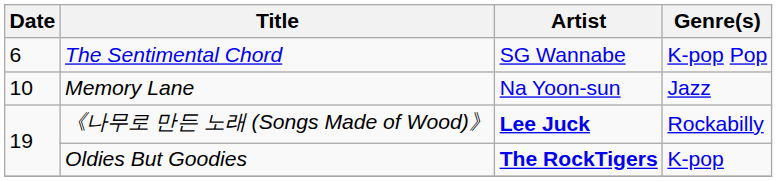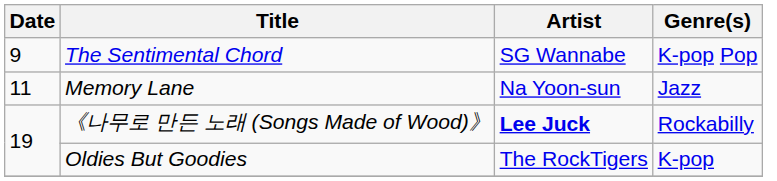(15, 54) 6 -> (15, 54) 9
(21, 88) 10 -> (20, 88) 11
(579, 159) bold -> (574, 159) normal
